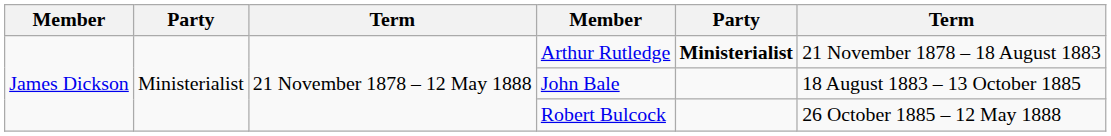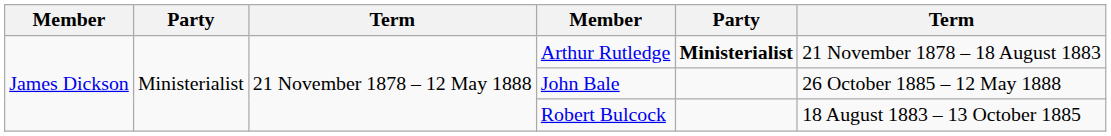(942, 83) 18 August 1883 – 13 October 1885 -> (932, 83) 26 October 1885 – 12 May 1888
(932, 114) 26 October 1885 – 12 May 1888 -> (942, 114) 18 August 1883 – 13 October 1885
